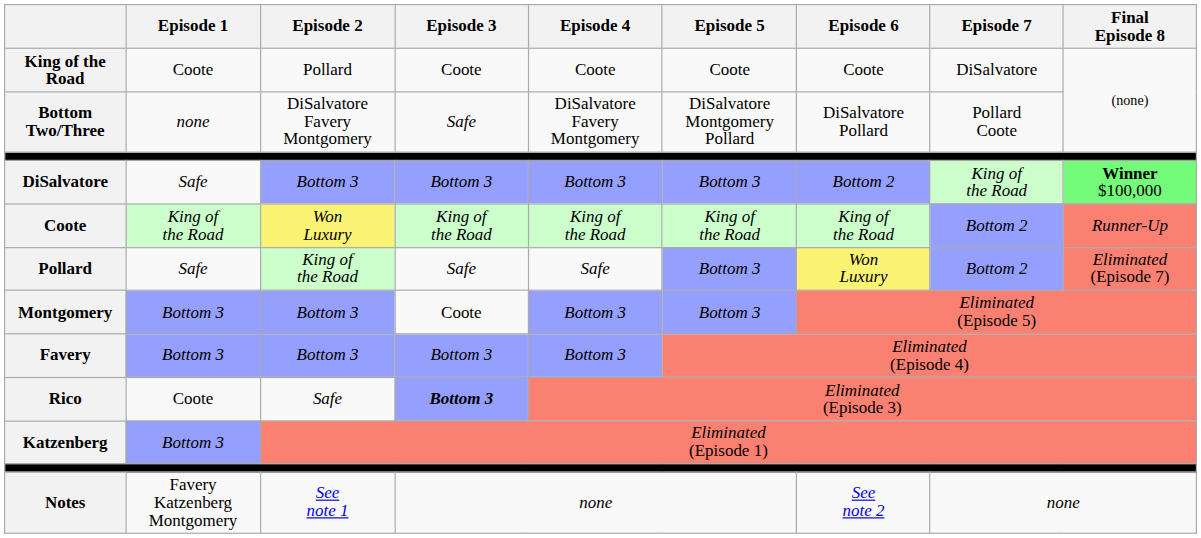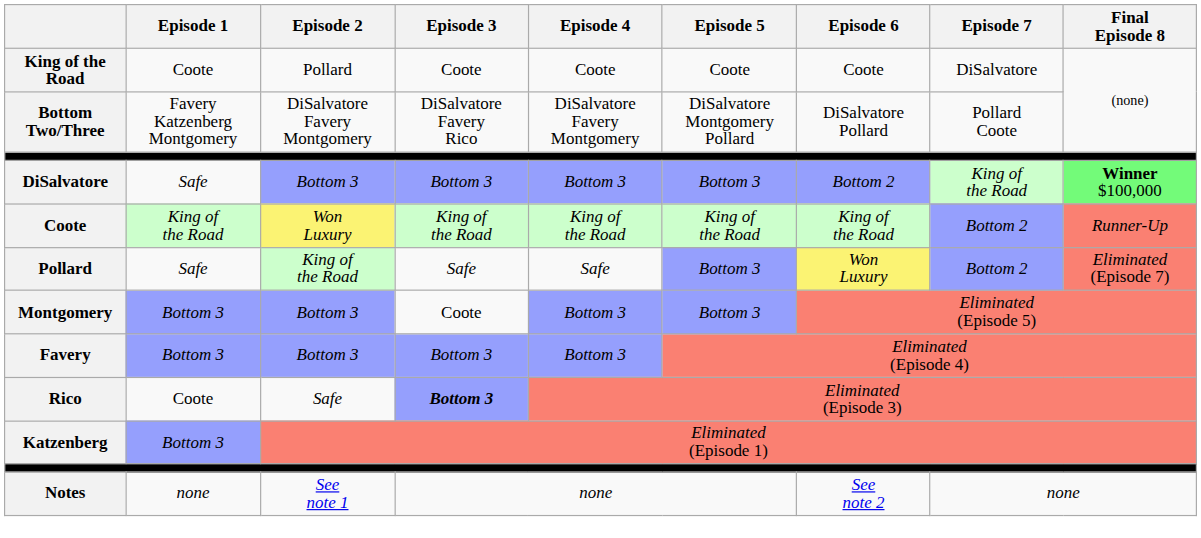(193, 122) none -> (193, 122) Favery Katzenberg Montgomery
(461, 122) Safe -> (461, 122) DiSalvatore Favery Rico
(193, 502) Favery Katzenberg Montgomery -> (193, 493) none
